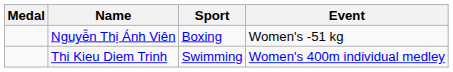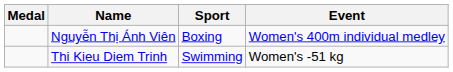(296, 36) Women's -51 kg -> (347, 36) Women's 400m individual medley
(347, 57) Women's 400m individual medley -> (296, 57) Women's -51 kg
